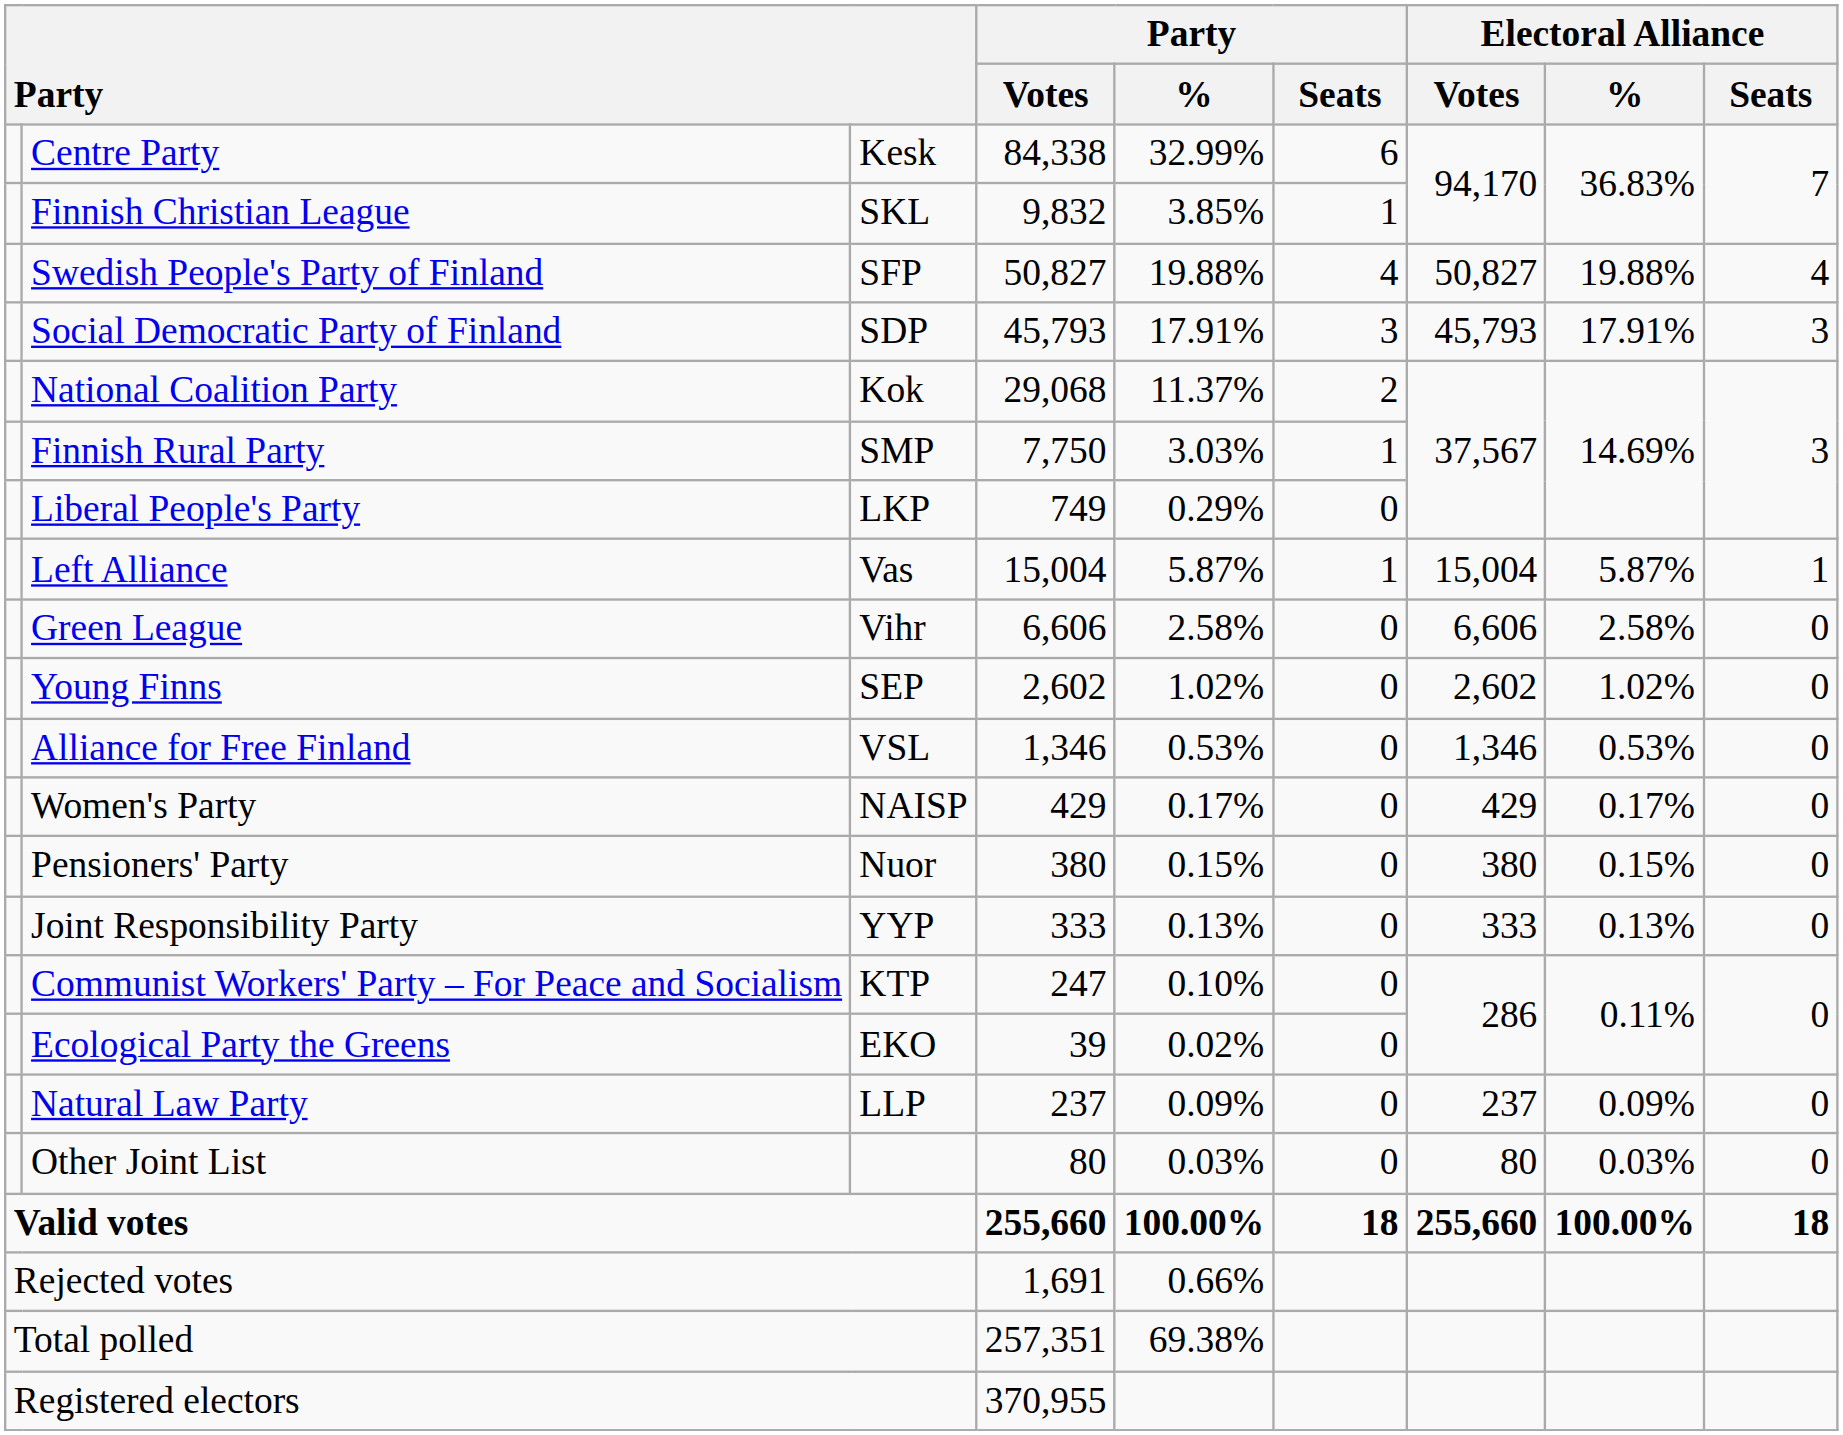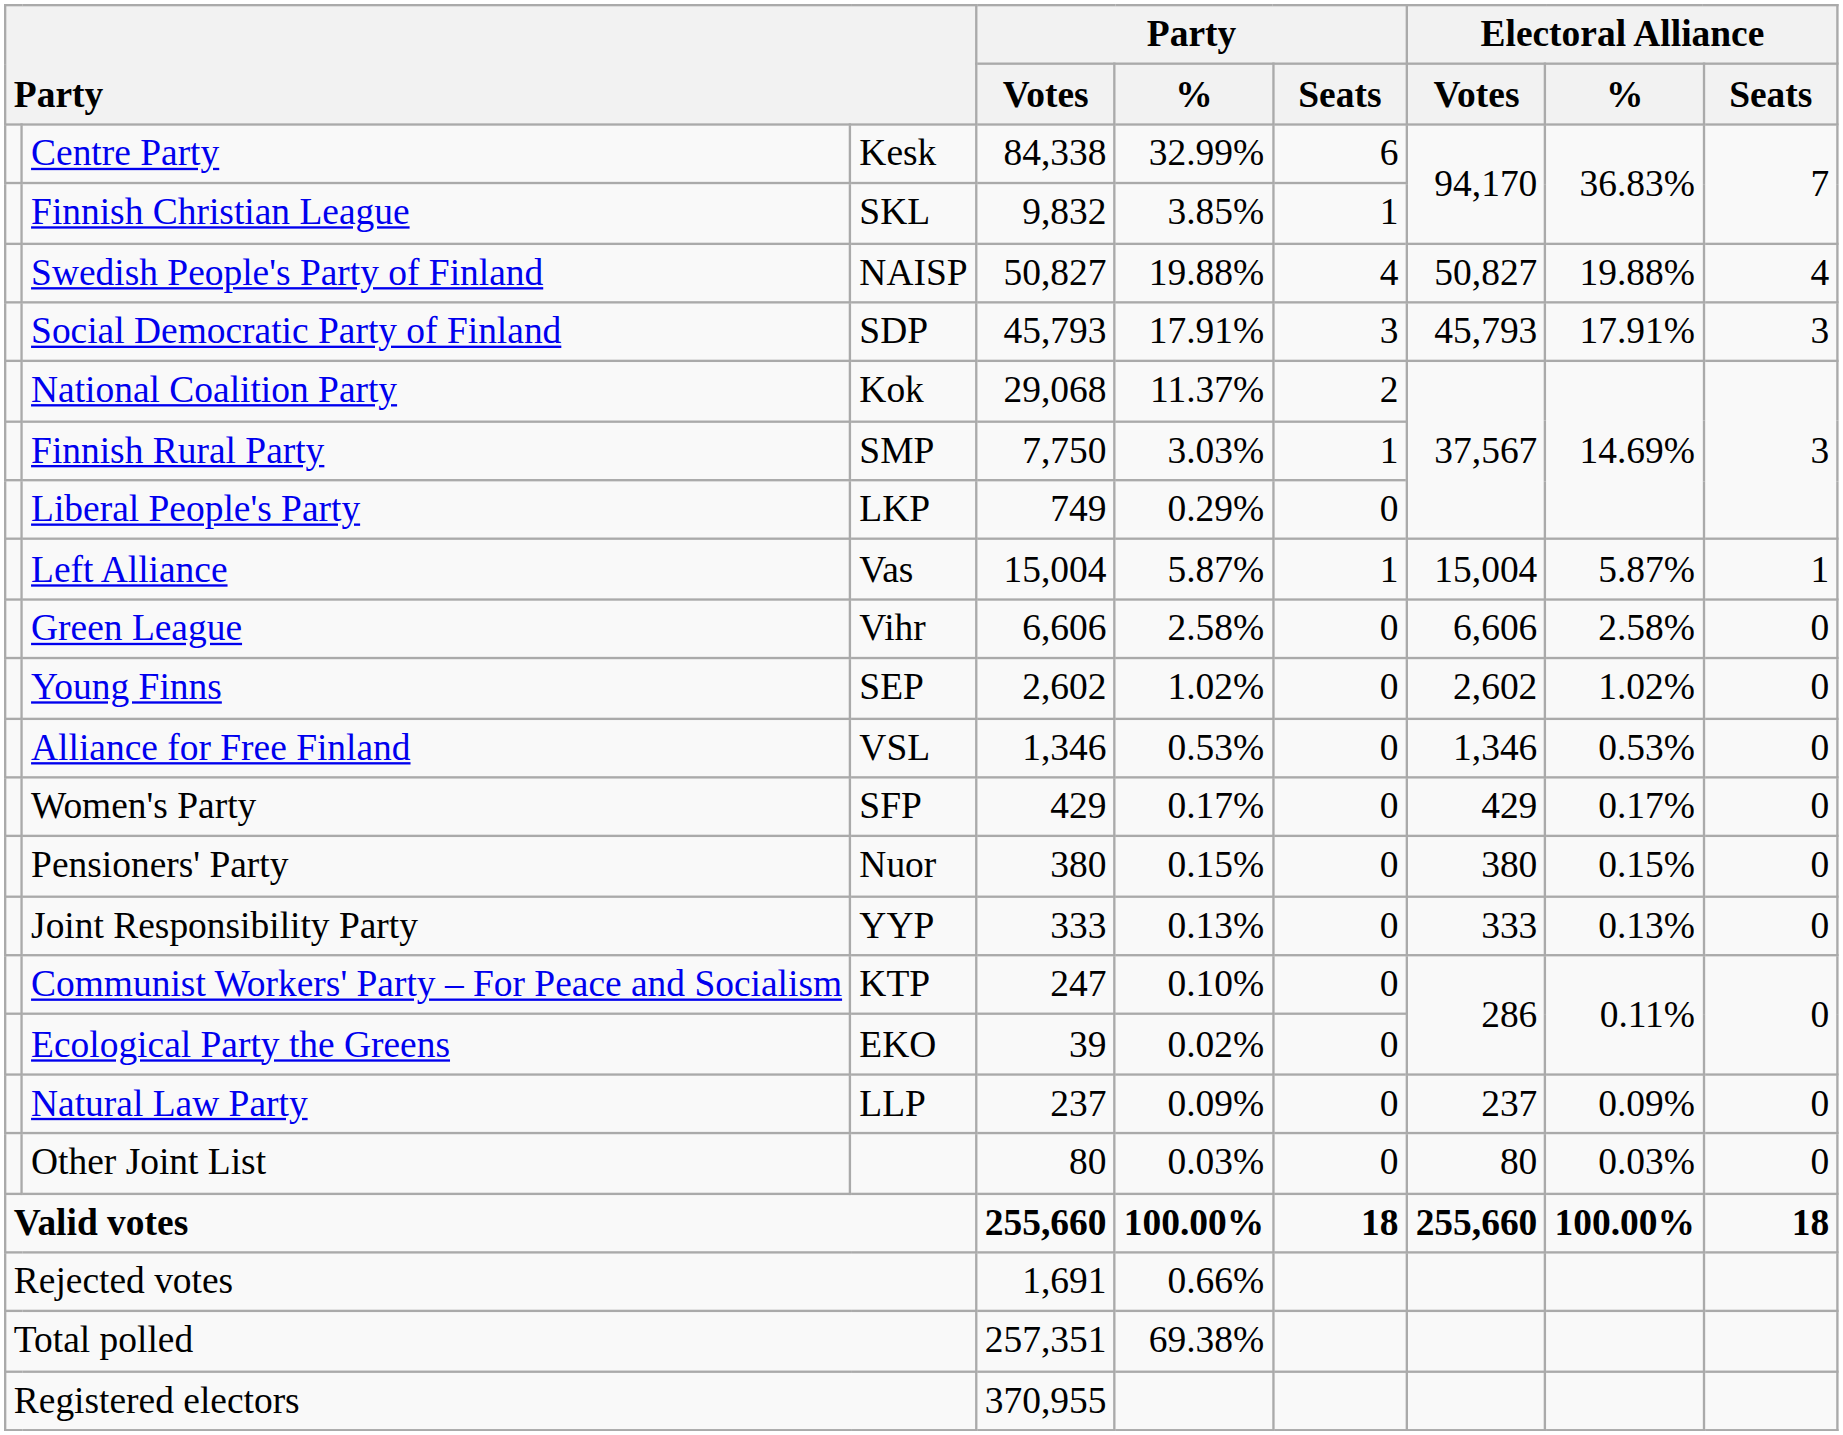(891, 271) SFP -> (913, 271) NAISP
(913, 806) NAISP -> (891, 806) SFP
